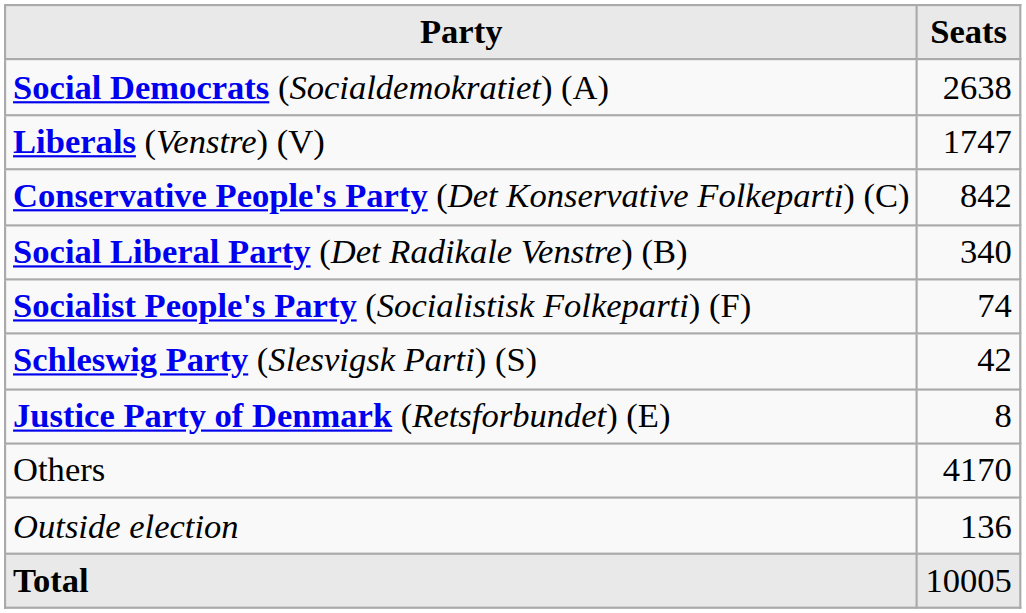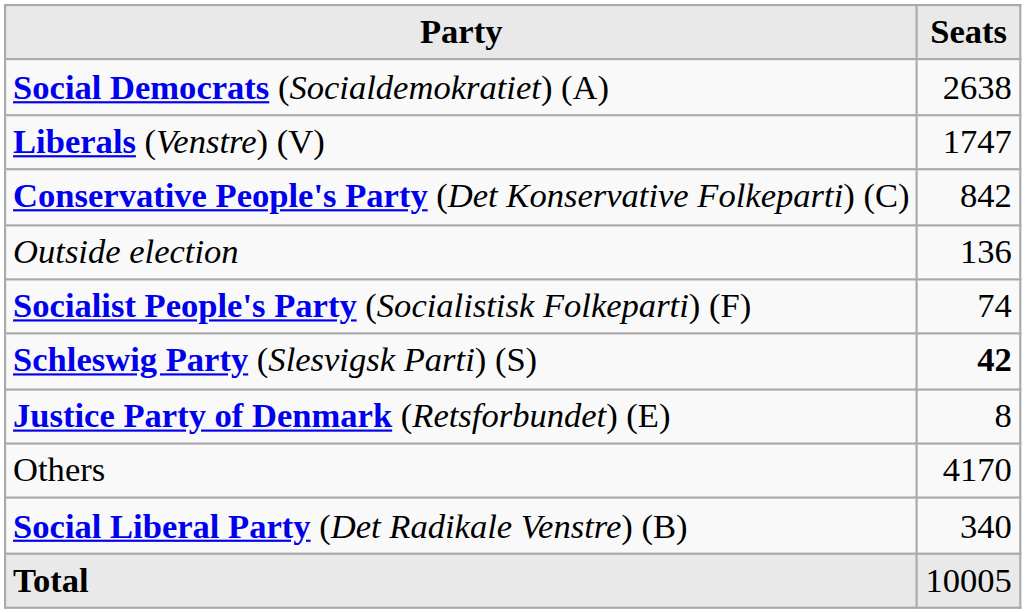rows swapped: (350, 251) <-> (126, 525)
(994, 360) normal -> (994, 360) bold
